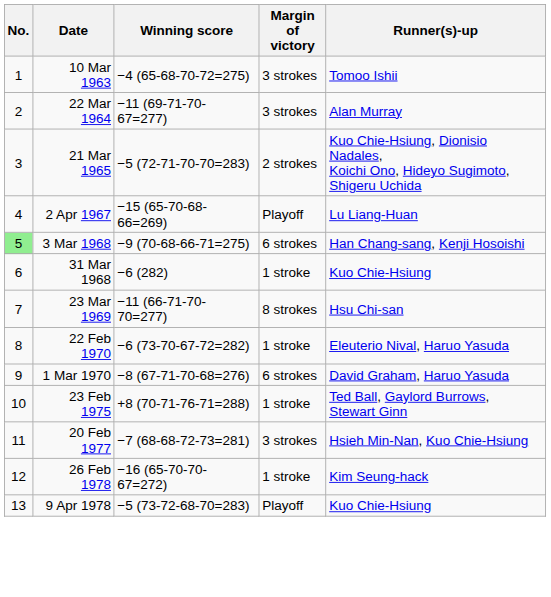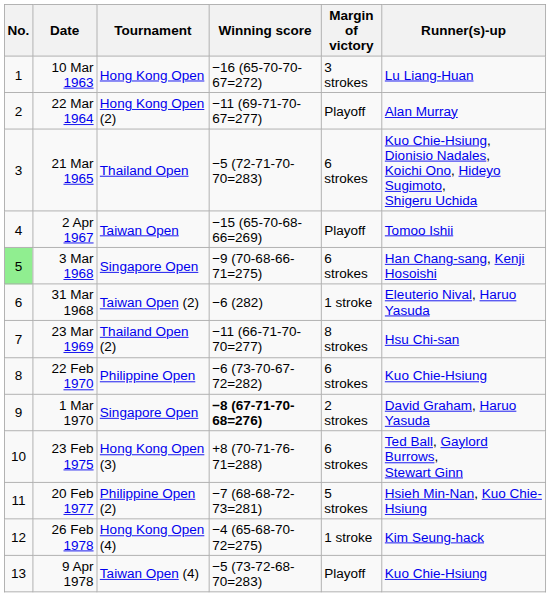+ column: (153, 30)
(183, 75) −4 (65-68-70-72=275) -> (257, 75) −16 (65-70-70-67=272)
(363, 75) Tomoo Ishii -> (429, 75) Lu Liang-Huan
(290, 111) 3 strokes -> (345, 111) Playoff
(290, 163) 2 strokes -> (346, 170) 6 strokes
(374, 214) Lu Liang-Huan -> (419, 230) Tomoo Ishii
(380, 272) Kuo Chie-Hsiung -> (451, 303) Eleuterio Nival, Haruo Yasuda
(286, 346) 1 stroke -> (346, 376) 6 strokes
(419, 346) Eleuterio Nival, Haruo Yasuda -> (436, 376) Kuo Chie-Hsiung
(183, 375) normal -> (253, 412) bold
(290, 375) 6 strokes -> (346, 412) 2 strokes
(286, 403) 1 stroke -> (346, 456) 6 strokes
(290, 440) 3 strokes -> (346, 501) 5 strokes
(162, 477) −16 (65-70-70-67=272) -> (253, 537) −4 (65-68-70-72=275)
